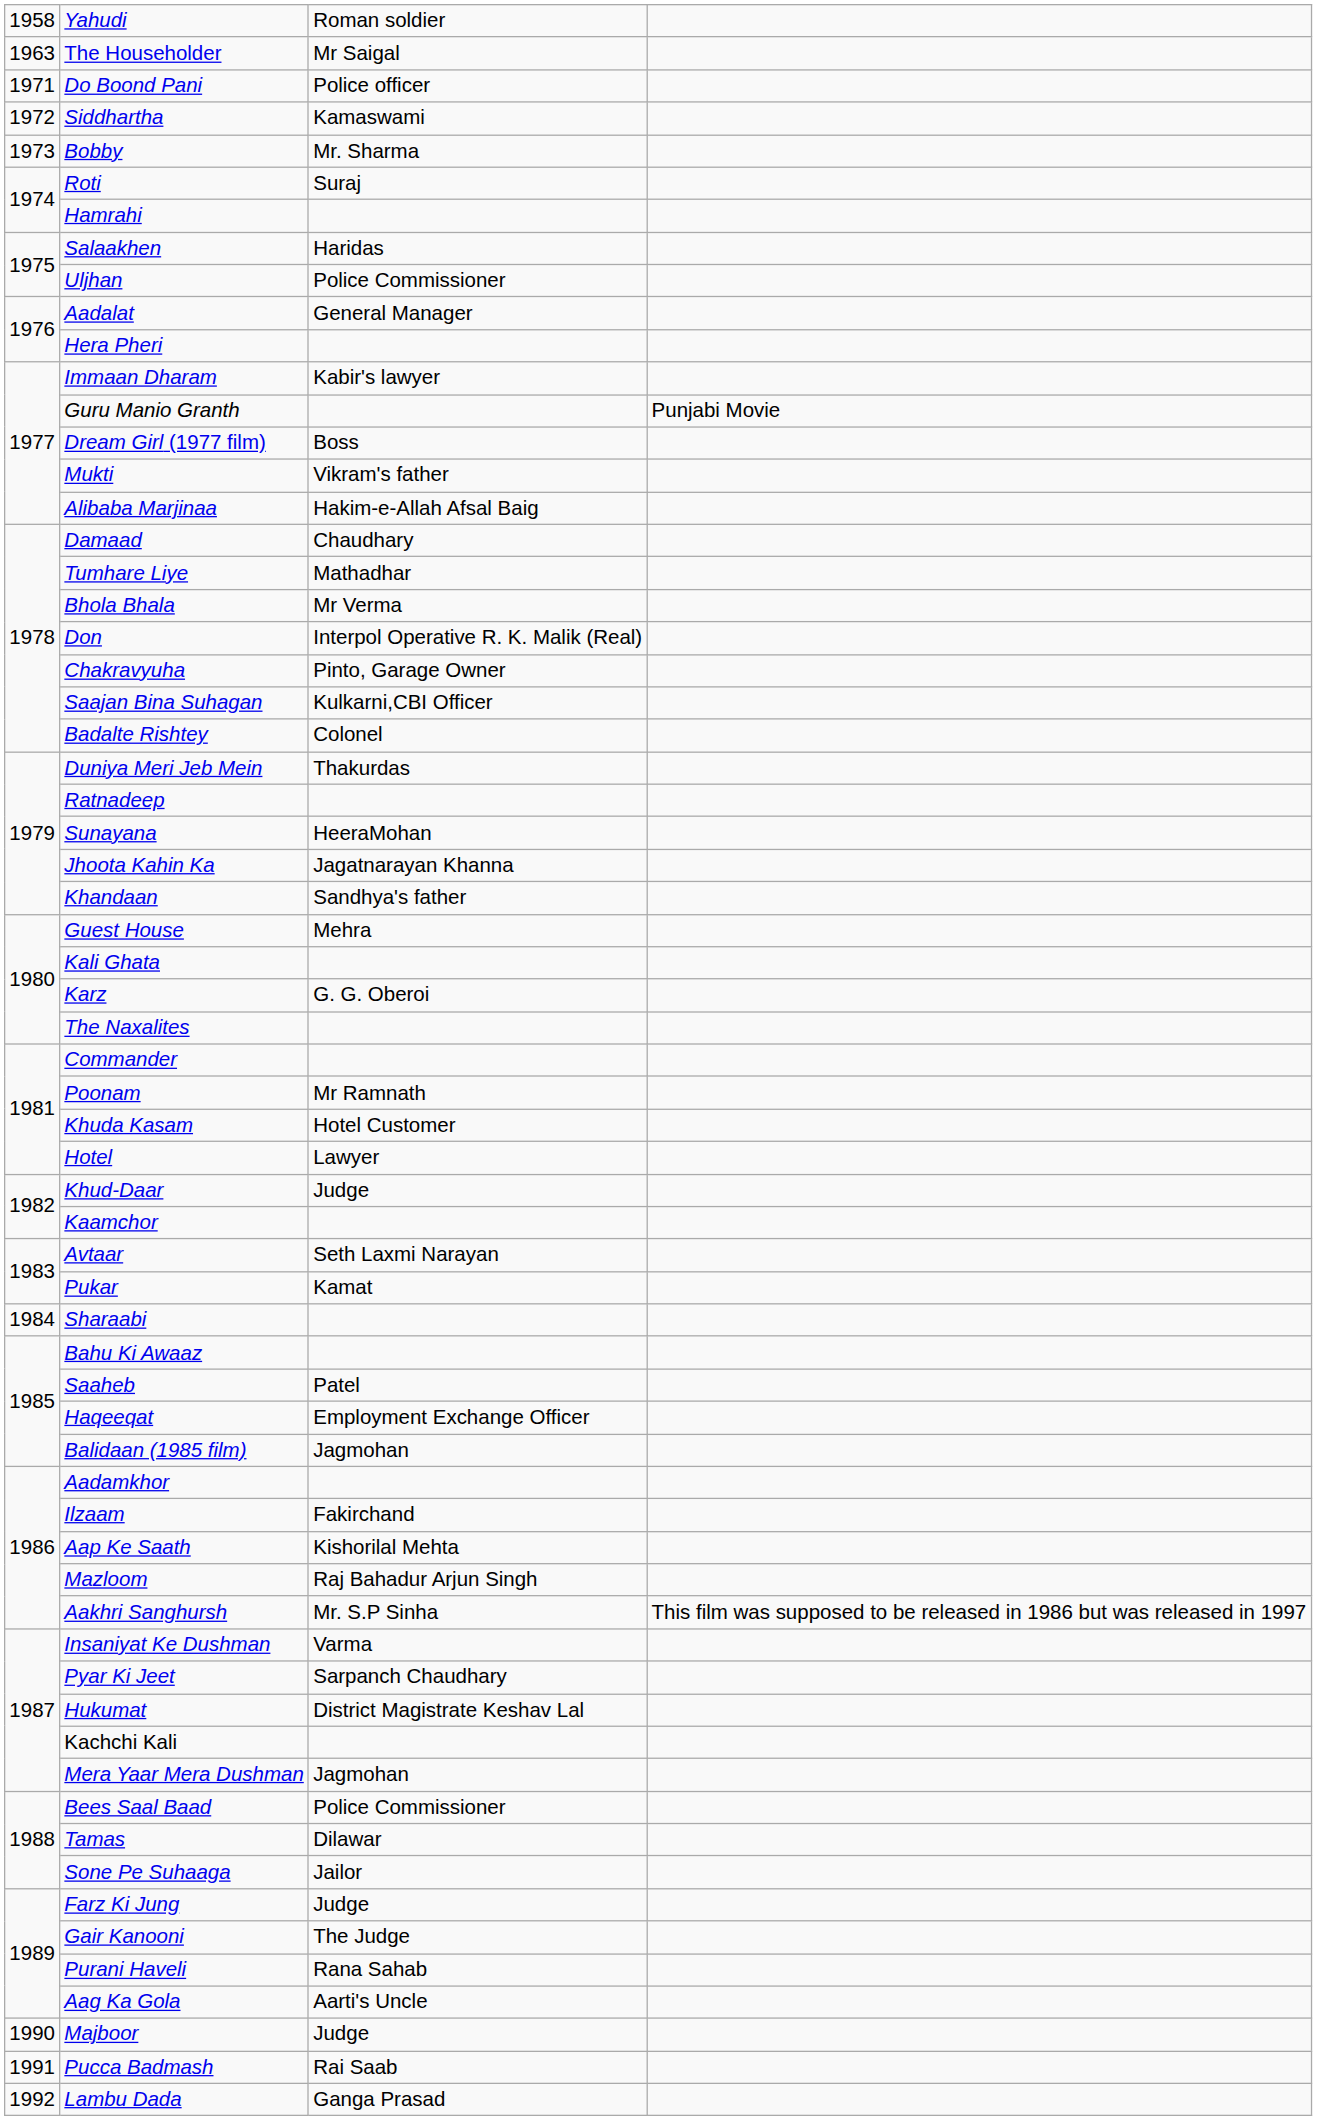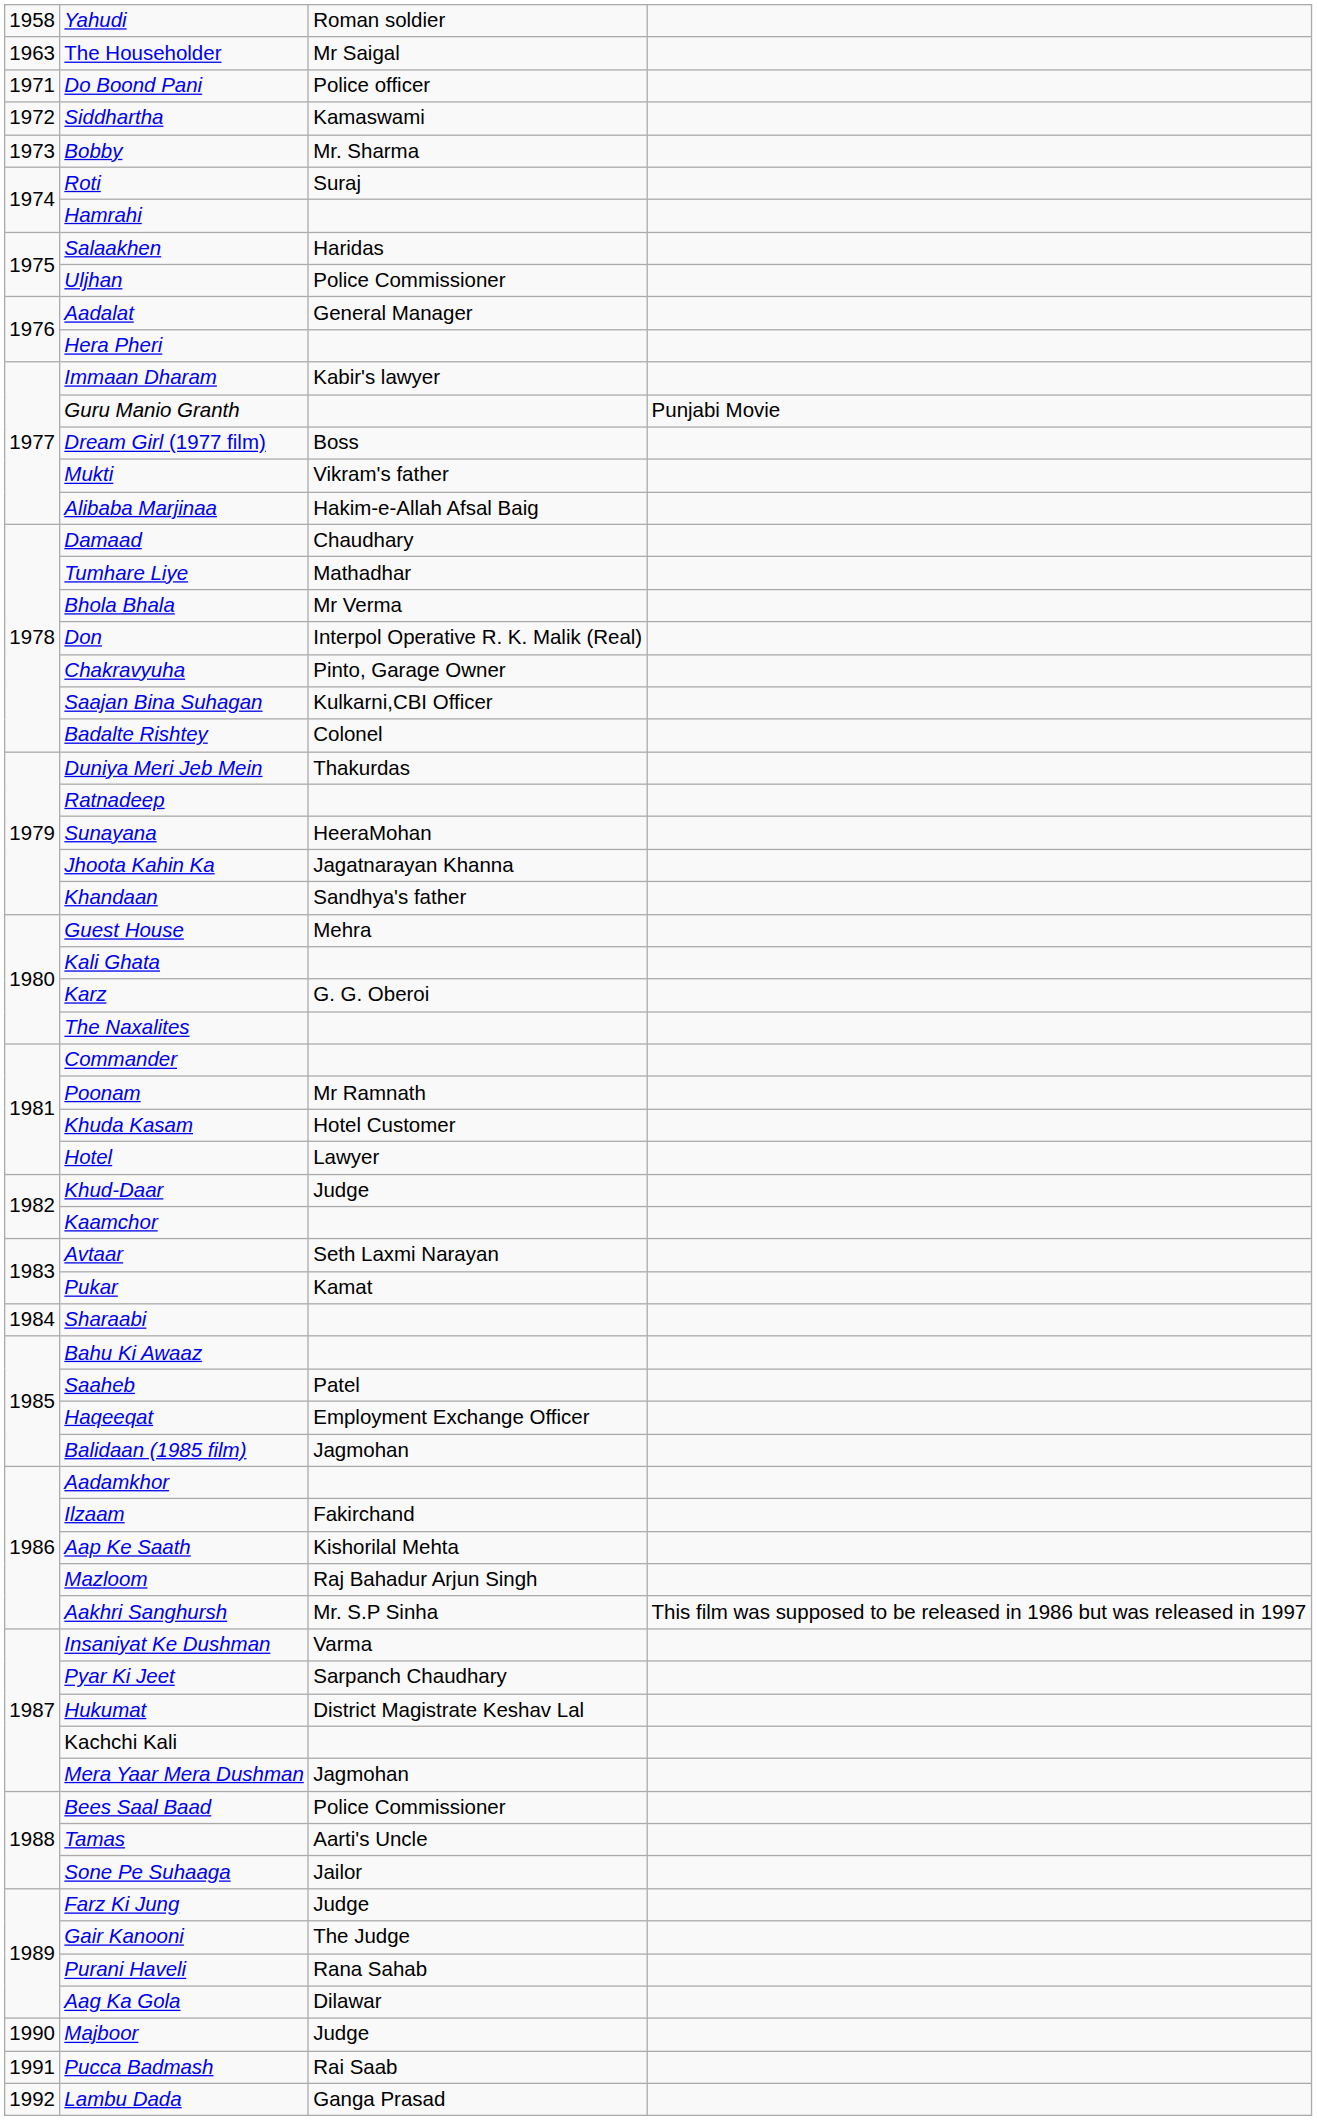(347, 1839) Dilawar -> (370, 1839) Aarti's Uncle
(370, 2002) Aarti's Uncle -> (347, 2002) Dilawar
